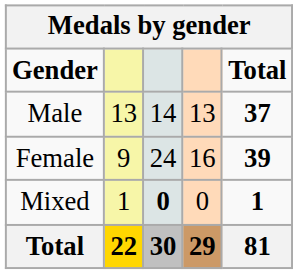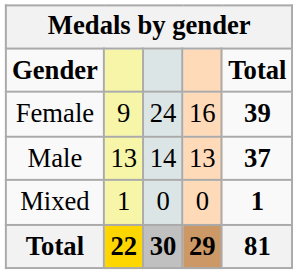rows swapped: (55, 114) <-> (55, 158)
(163, 202) bold -> (163, 202) normal
